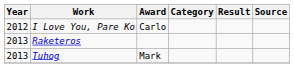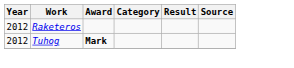- row: (84, 26)
(17, 41) 2013 -> (17, 26) 2012
(17, 56) 2013 -> (17, 41) 2012
(150, 56) normal -> (96, 41) bold
